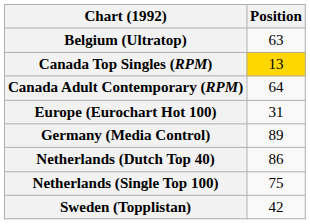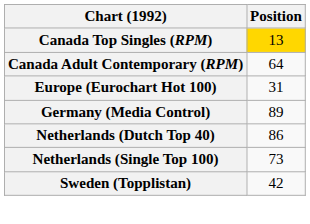- row: (126, 40)
(276, 183) 75 -> (276, 159) 73
